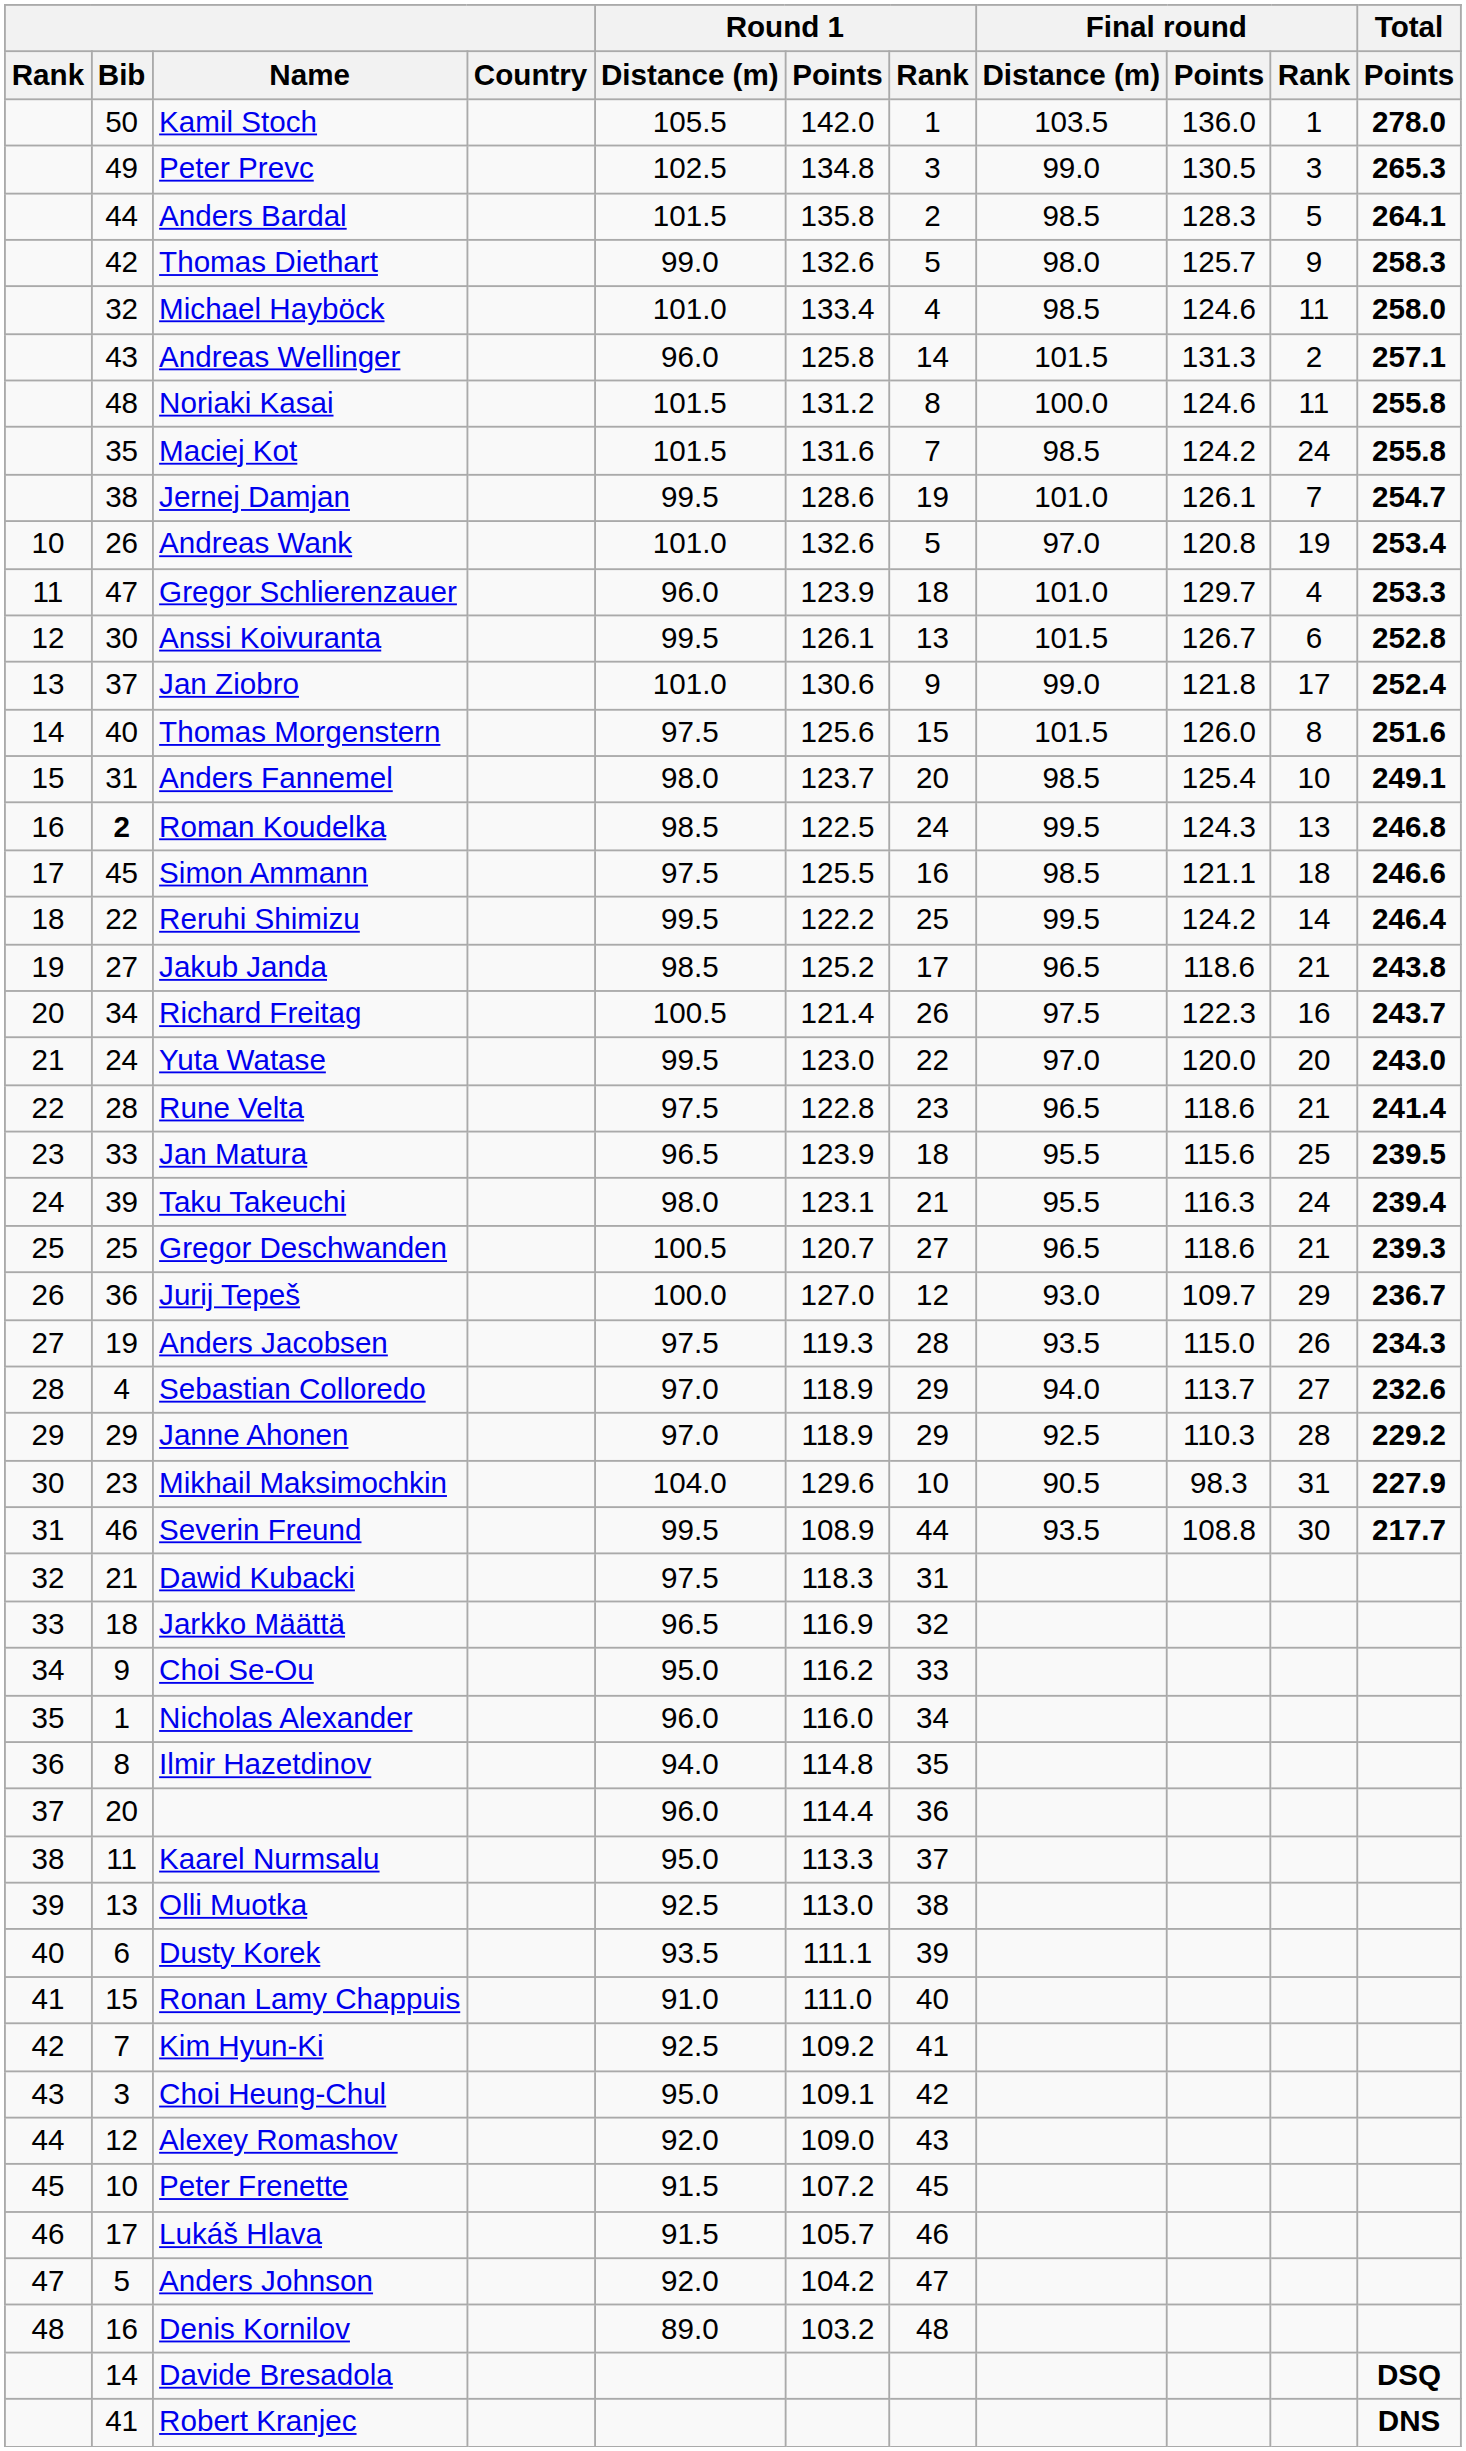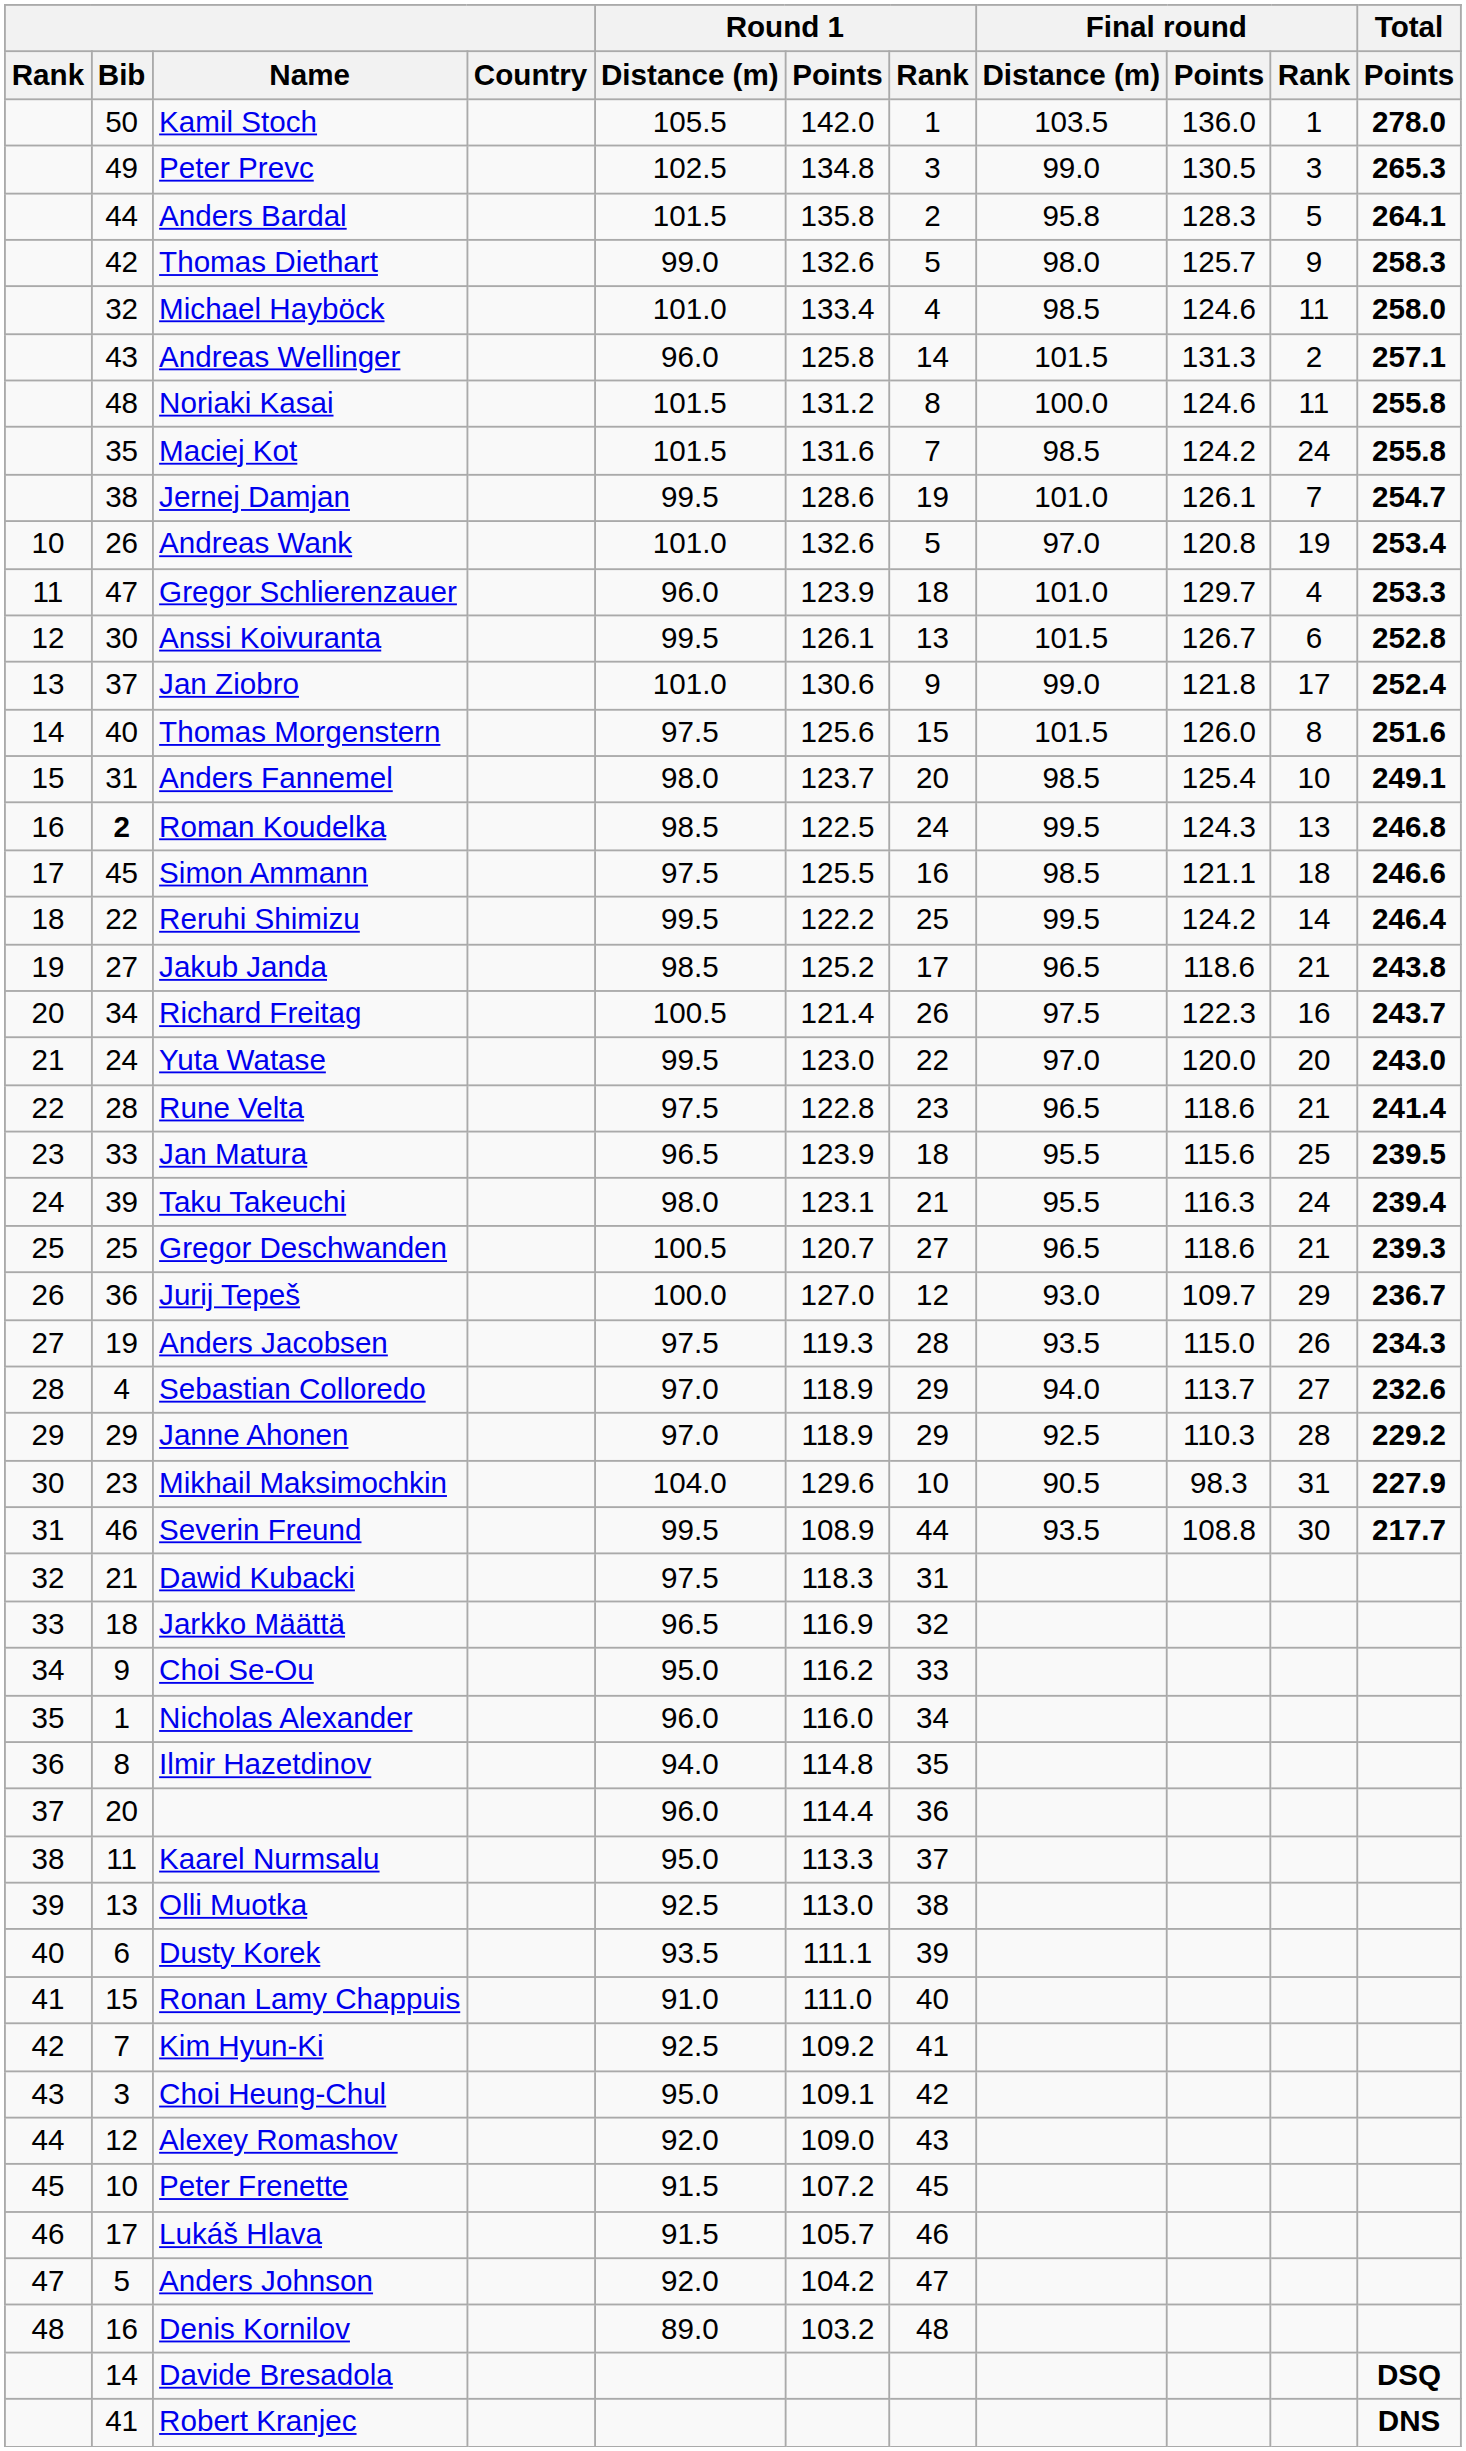(1071, 215) 98.5 -> (1071, 215) 95.8
